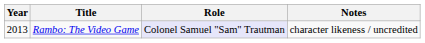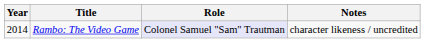(17, 29) 2013 -> (17, 29) 2014
